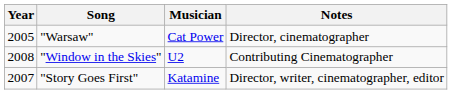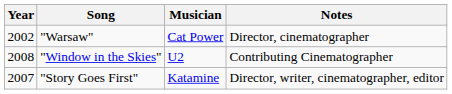(21, 36) 2005 -> (21, 36) 2002
